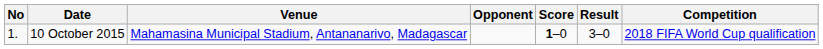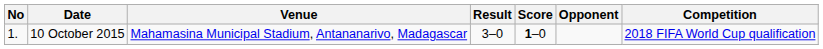columns swapped: (503, 14) <-> (599, 14)
